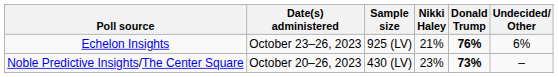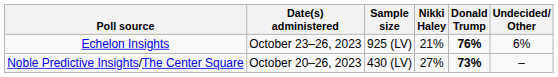(432, 63) 23% -> (432, 63) 27%
